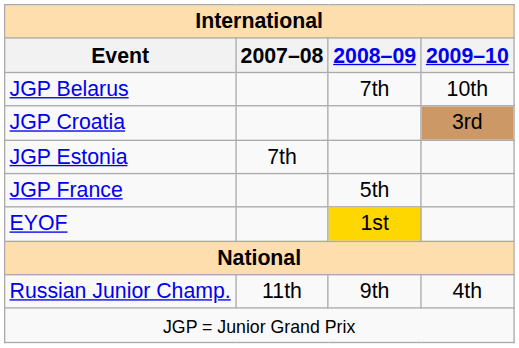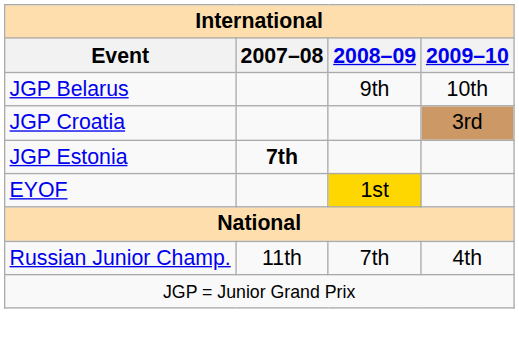(375, 88) 7th -> (375, 88) 9th
(282, 156) normal -> (282, 156) bold
- row: (66, 190)
(375, 291) 9th -> (375, 257) 7th
